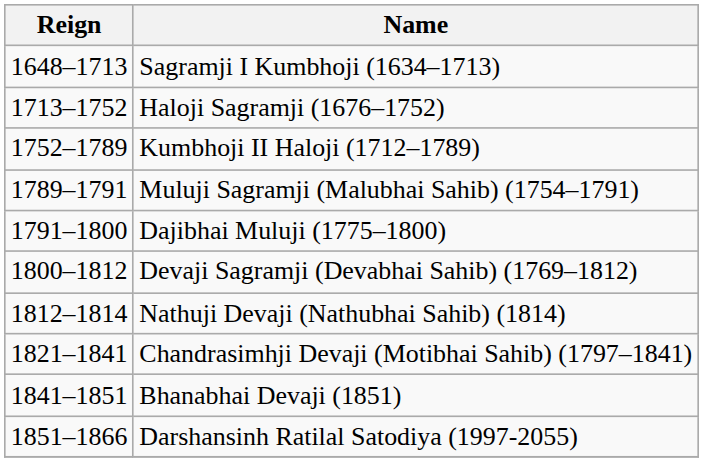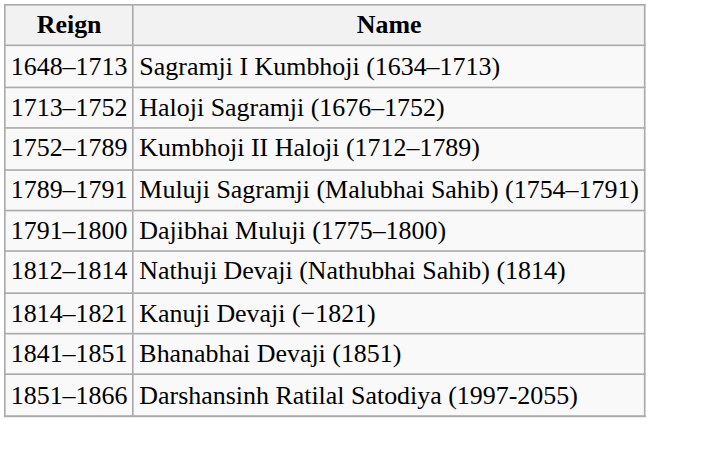- row: (388, 271)
+ row: (258, 312)
- row: (416, 353)
